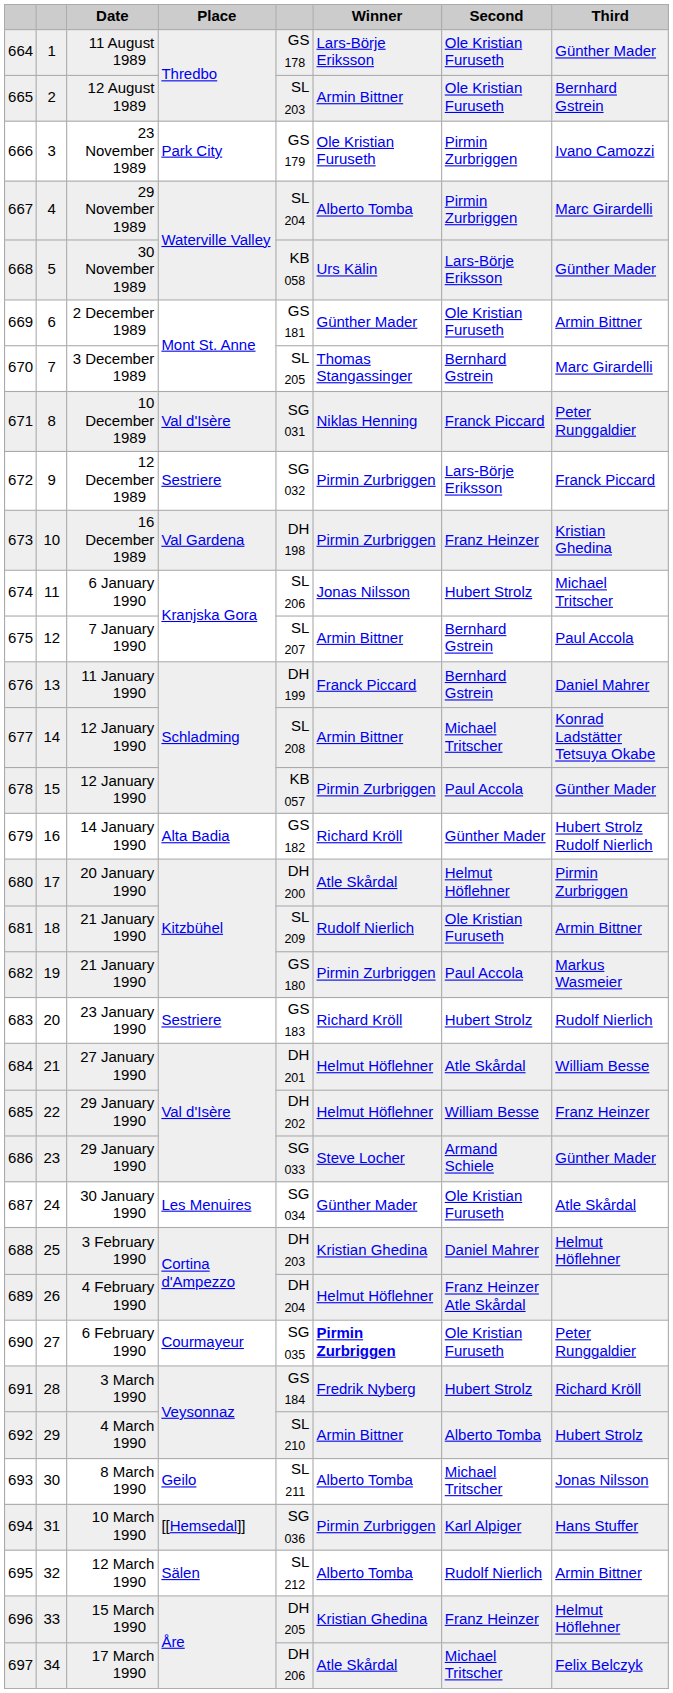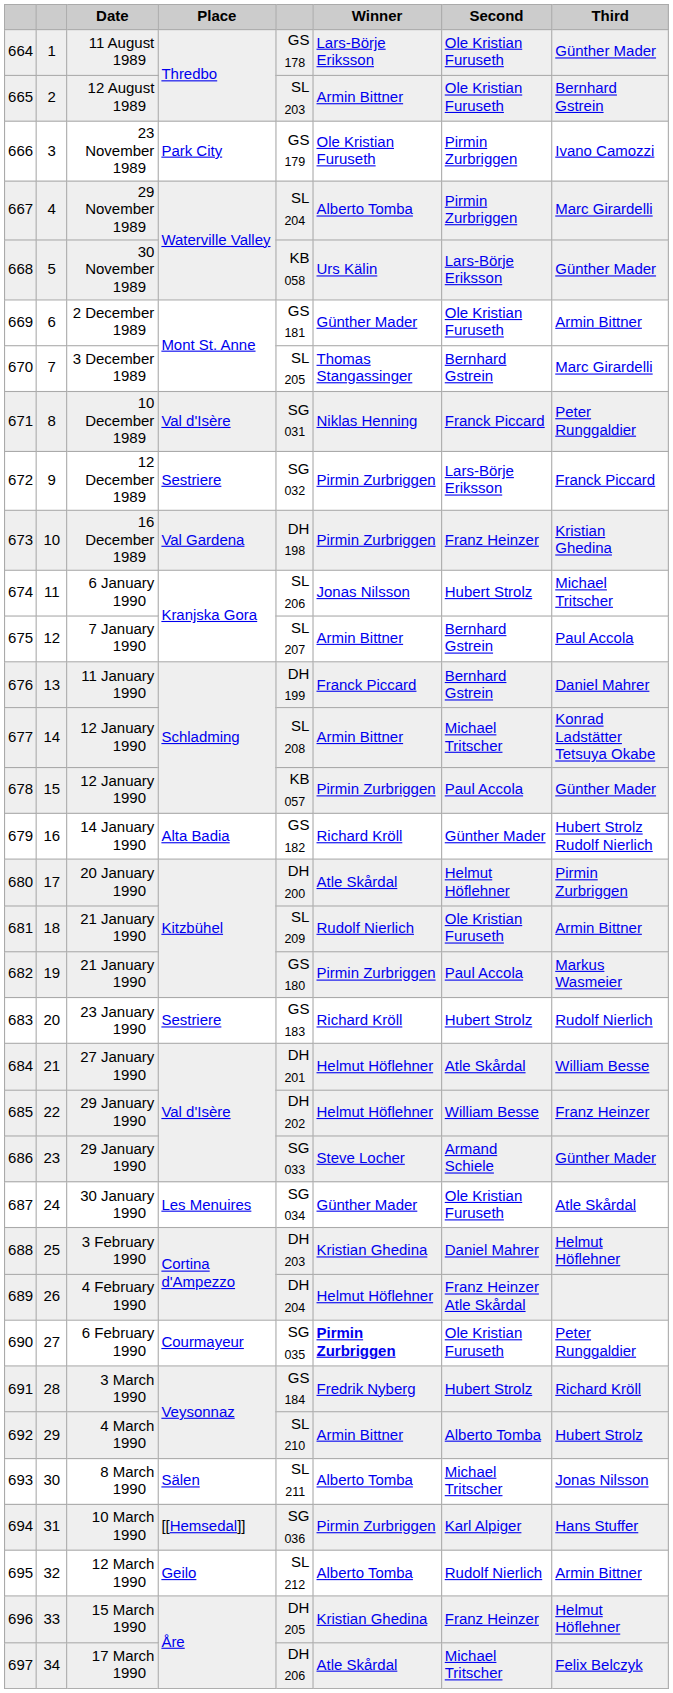(179, 1480) Geilo -> (181, 1480) Sälen
(181, 1572) Sälen -> (179, 1572) Geilo
